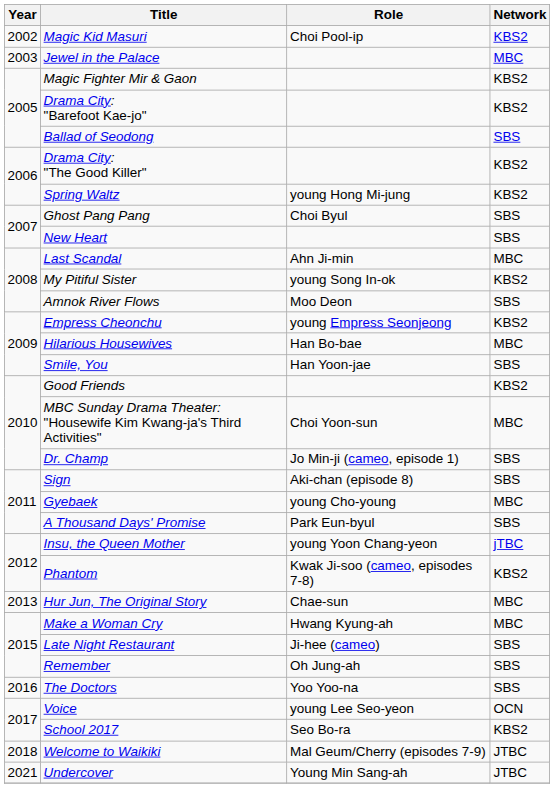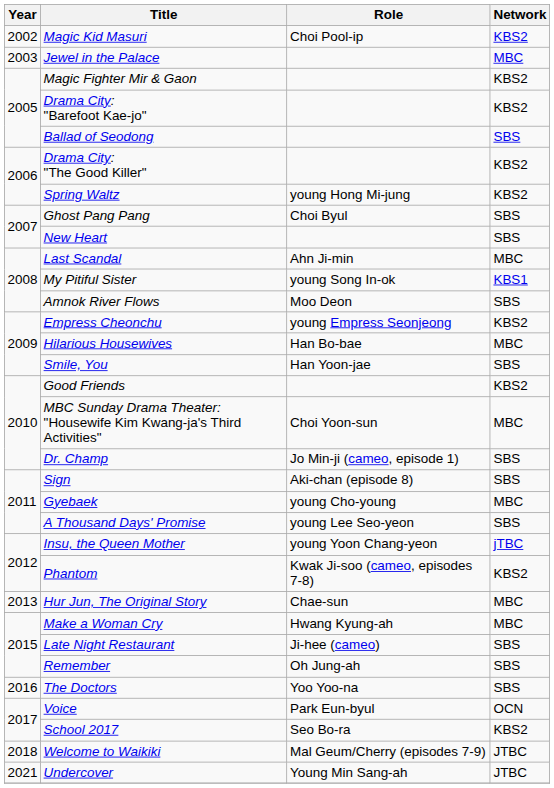(511, 279) KBS2 -> (511, 279) KBS1
(332, 523) Park Eun-byul -> (352, 523) young Lee Seo-yeon
(352, 708) young Lee Seo-yeon -> (332, 708) Park Eun-byul
